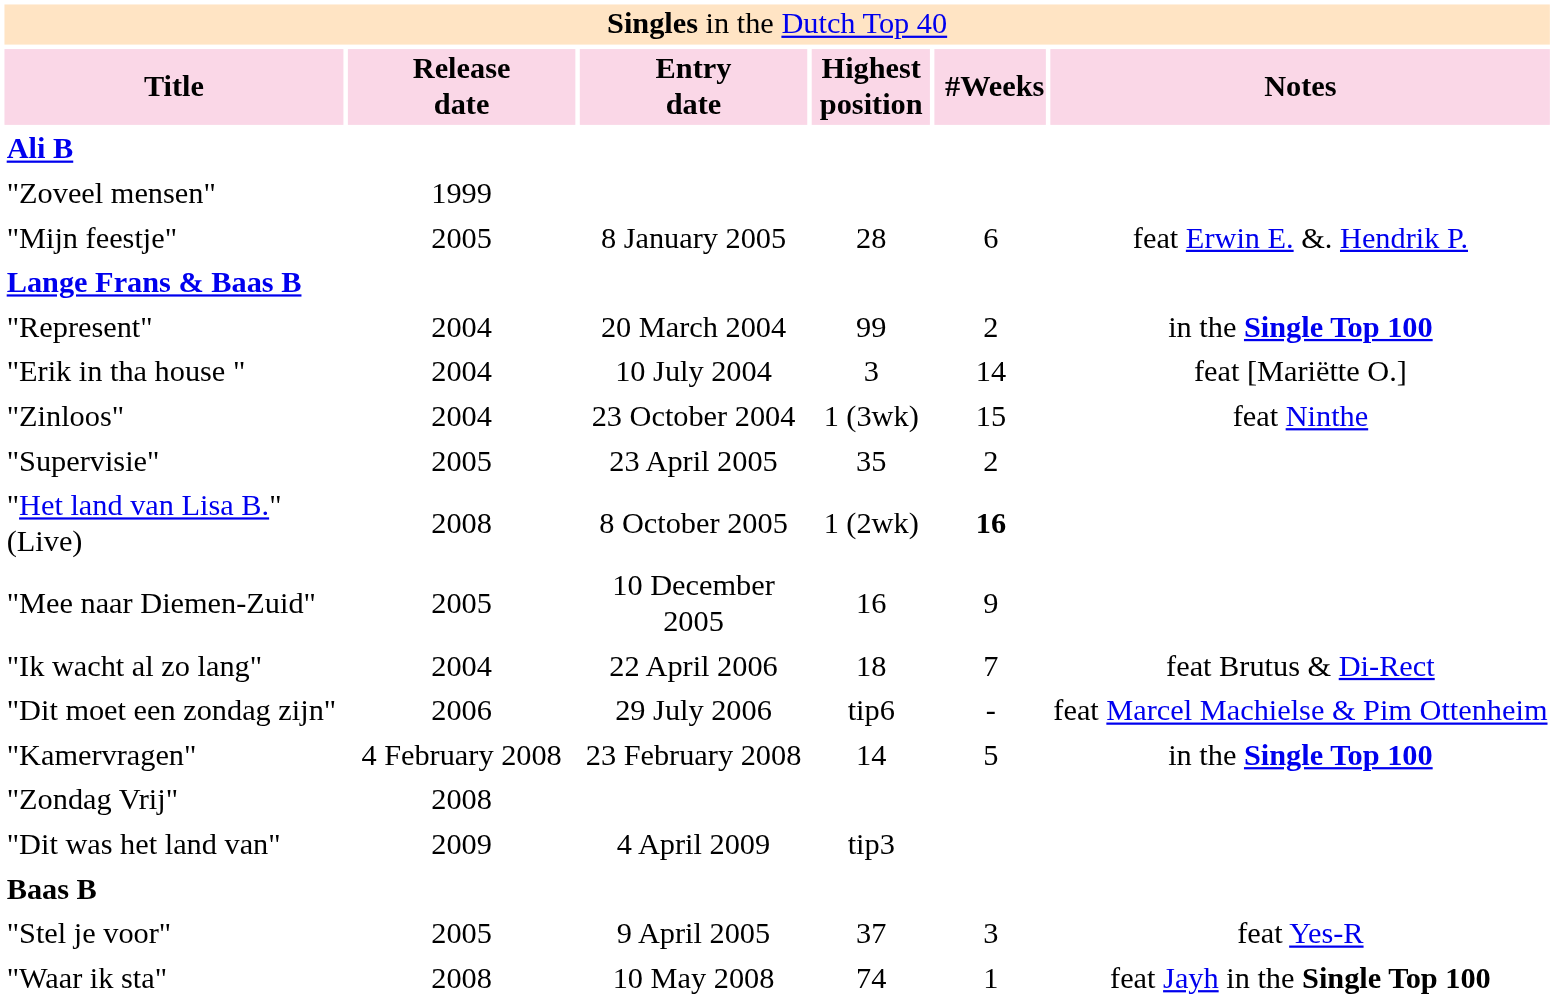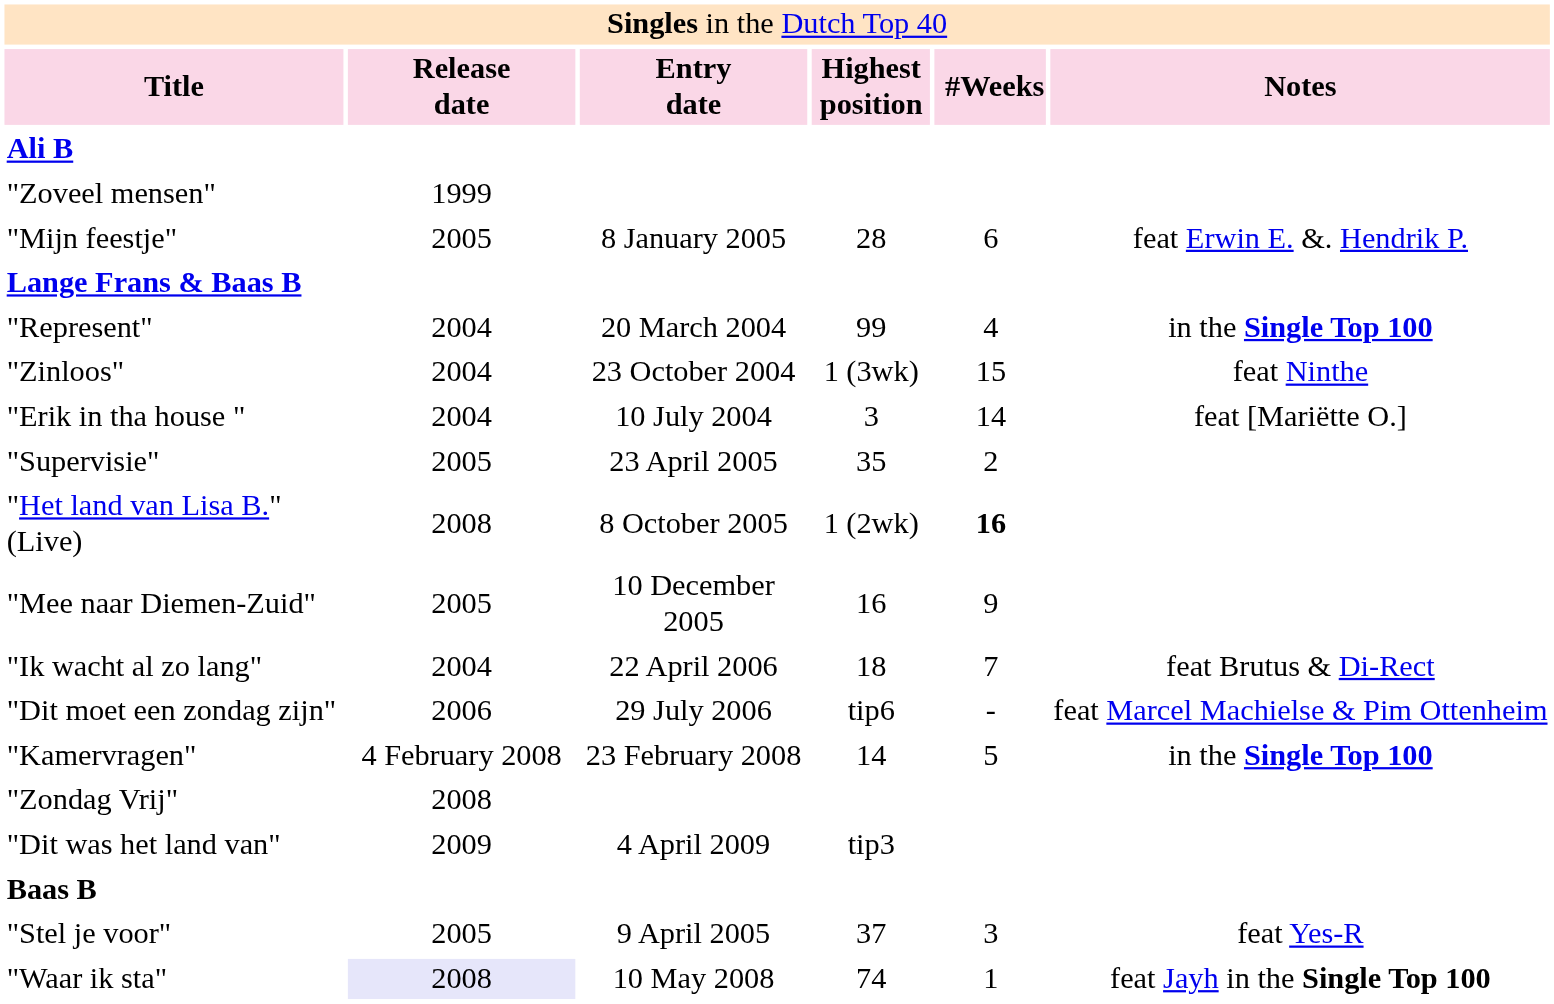(991, 327) 2 -> (991, 327) 4
rows swapped: (126, 371) <-> (65, 416)
(462, 978) no background -> (462, 978) lavender background
